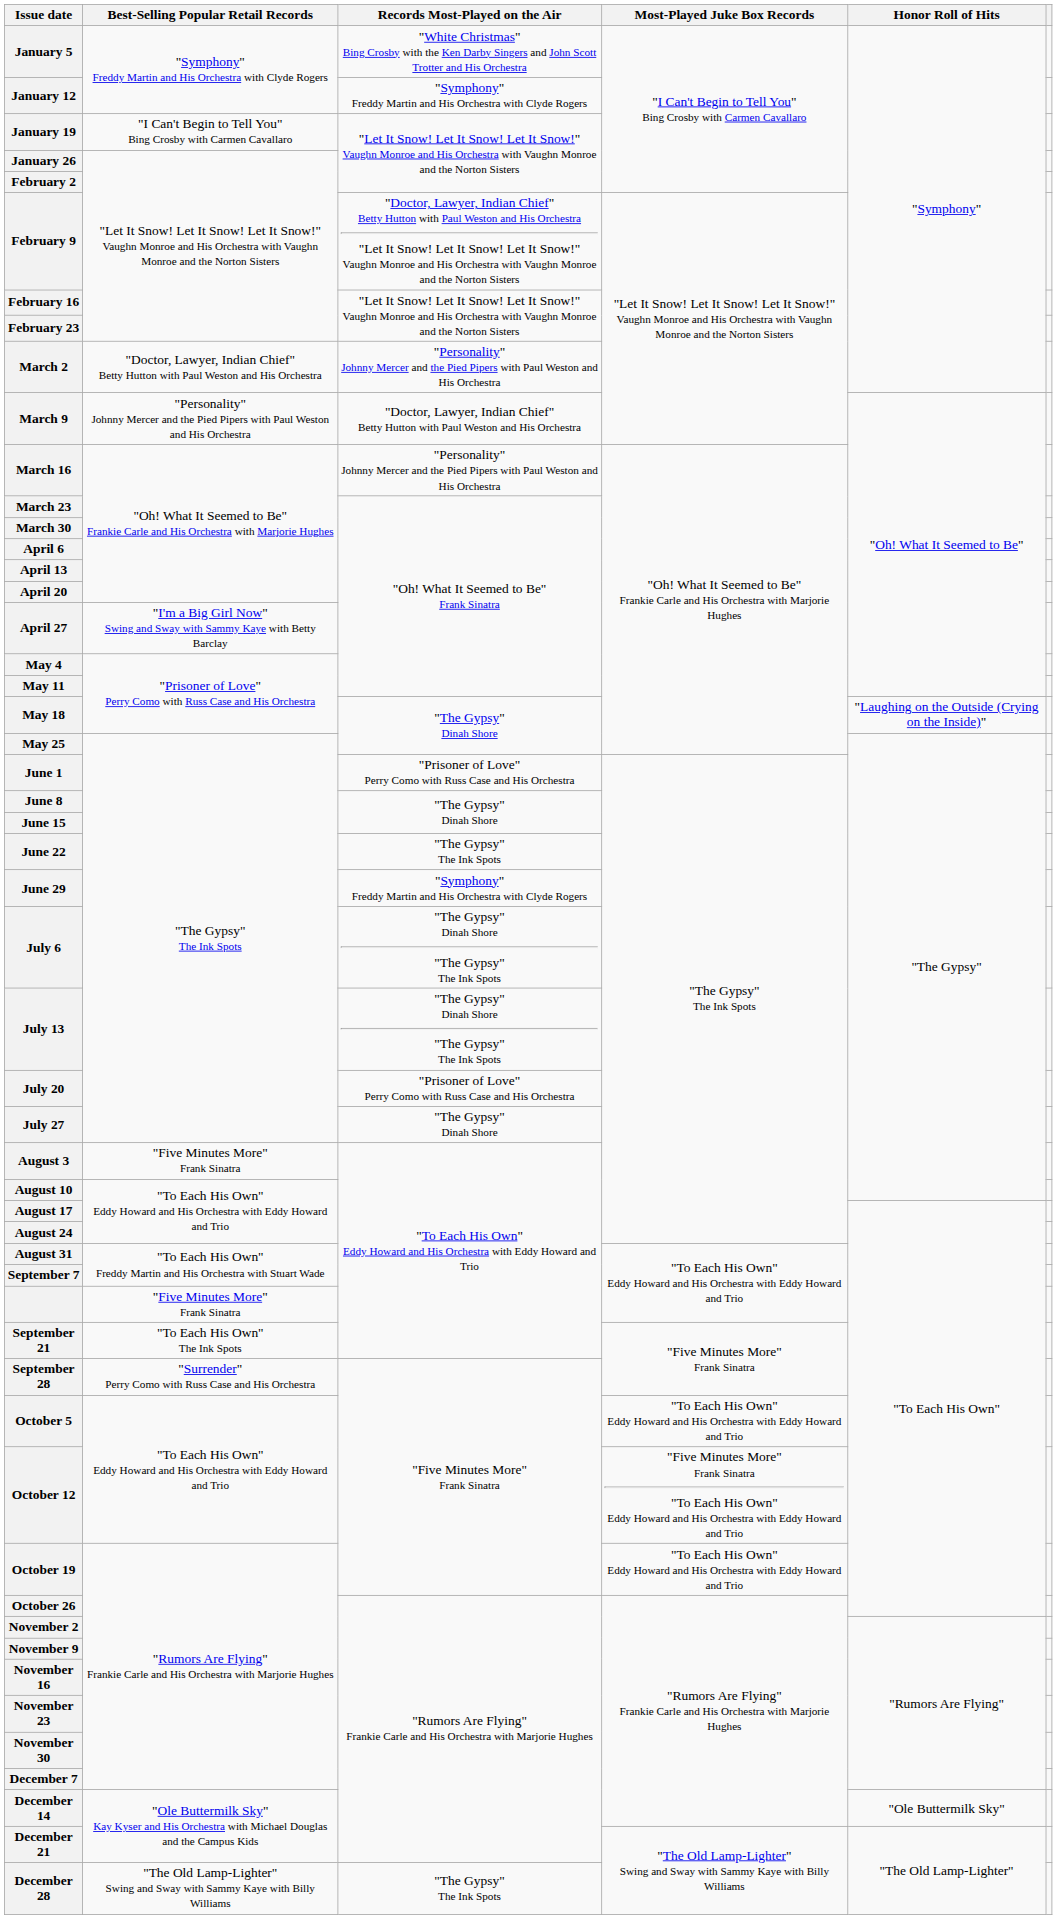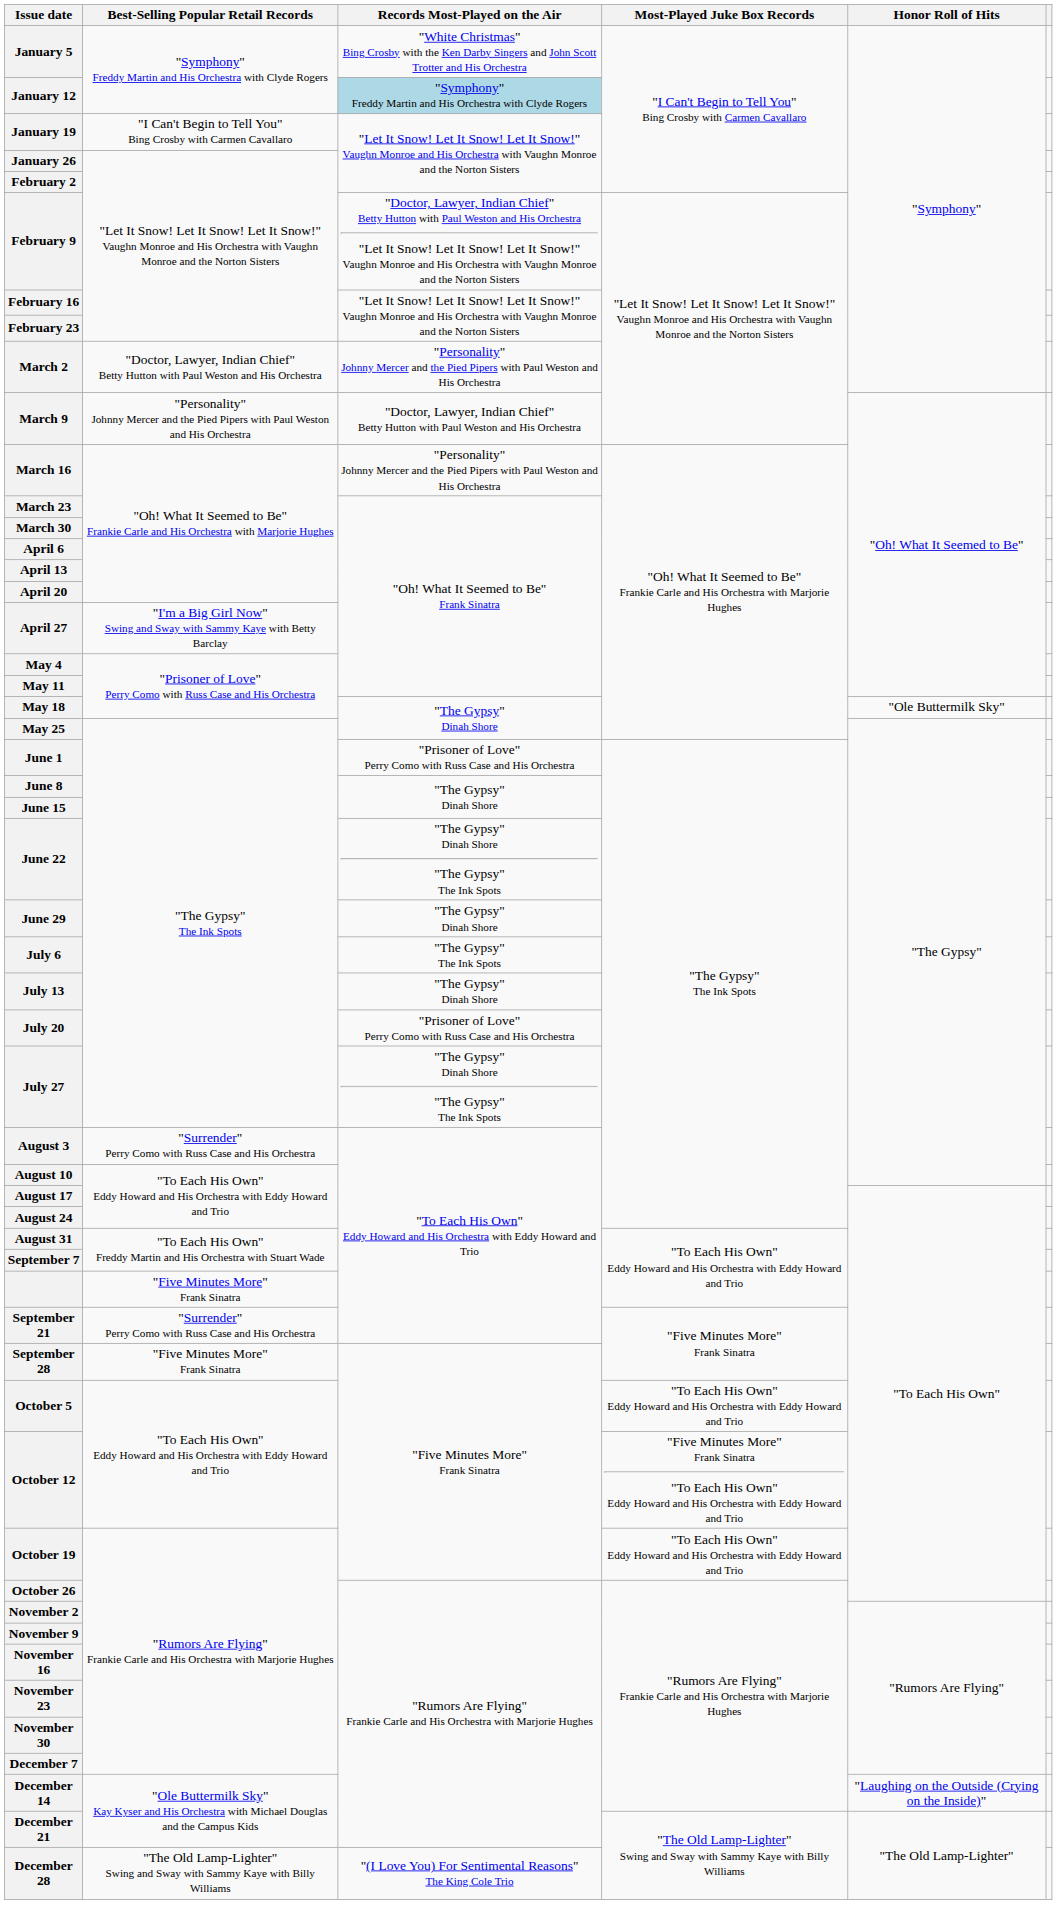(470, 95) no background -> (470, 95) lightblue background
(947, 714) "Laughing on the Outside (Crying on the Inside)" -> (947, 707) "Ole Buttermilk Sky"
(470, 851) "The Gypsy" The Ink Spots -> (470, 859) "The Gypsy" Dinah Shore "The Gypsy" The Ink Spots
(470, 888) "Symphony" Freddy Martin and His Orchestra with Clyde Rogers -> (470, 918) "The Gypsy" Dinah Shore
(470, 947) "The Gypsy" Dinah Shore "The Gypsy" The Ink Spots -> (470, 954) "The Gypsy" The Ink Spots
(470, 1029) "The Gypsy" Dinah Shore "The Gypsy" The Ink Spots -> (470, 991) "The Gypsy" Dinah Shore
(470, 1124) "The Gypsy" Dinah Shore -> (470, 1086) "The Gypsy" Dinah Shore "The Gypsy" The Ink Spots
(210, 1161) "Five Minutes More" Frank Sinatra -> (210, 1146) "Surrender" Perry Como with Russ Case and His Orchestra
(210, 1340) "To Each His Own" The Ink Spots -> (210, 1325) "Surrender" Perry Como with Russ Case and His Orchestra
(210, 1377) "Surrender" Perry Como with Russ Case and His Orchestra -> (210, 1361) "Five Minutes More" Frank Sinatra
(947, 1808) "Ole Buttermilk Sky" -> (947, 1792) "Laughing on the Outside (Crying on the Inside)"
(470, 1888) "The Gypsy" The Ink Spots -> (470, 1873) "(I Love You) For Sentimental Reasons" The King Cole Trio
